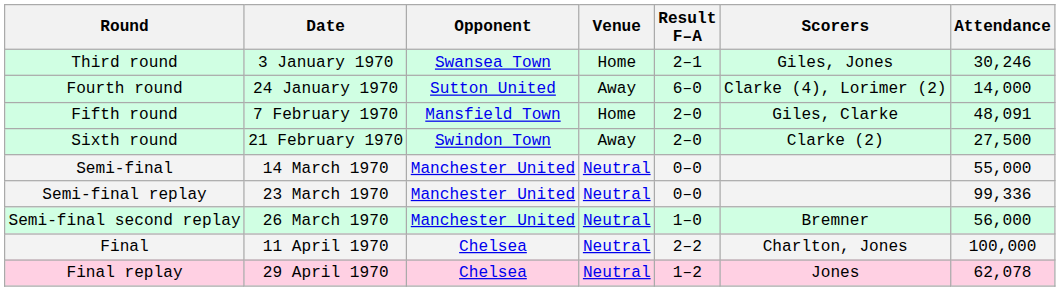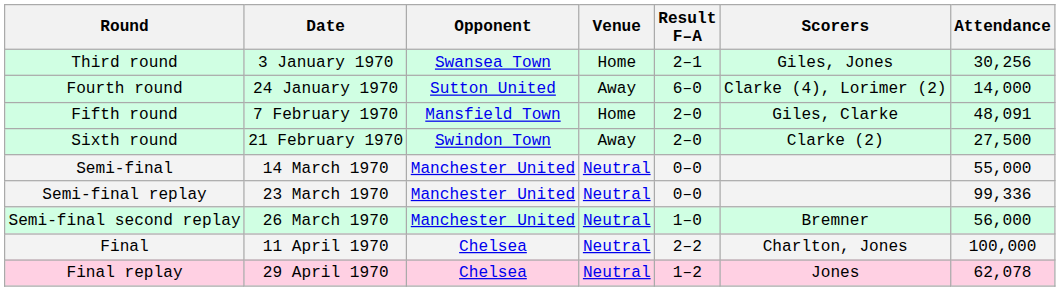(1003, 63) 30,246 -> (1003, 63) 30,256
